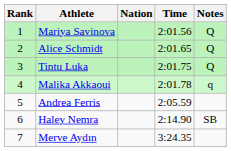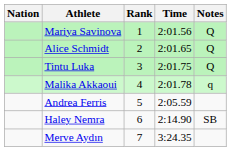columns swapped: (20, 13) <-> (136, 13)
